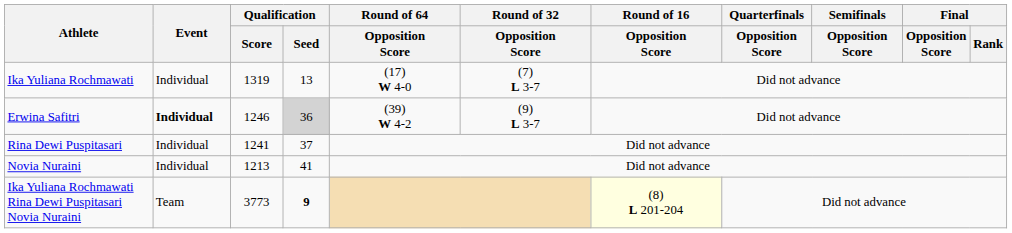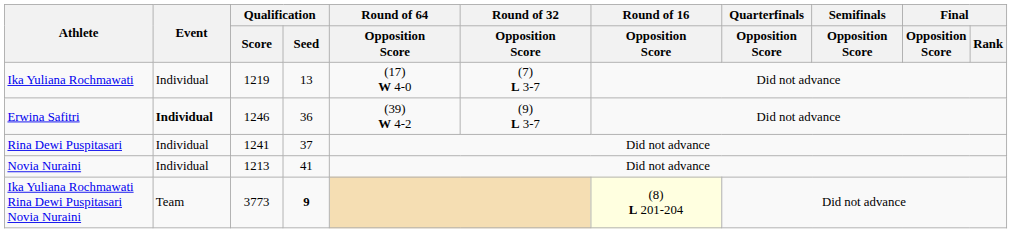(257, 80) 1319 -> (257, 80) 1219
(306, 116) lightgrey background -> (306, 116) no background
